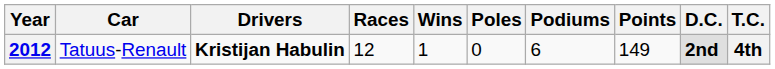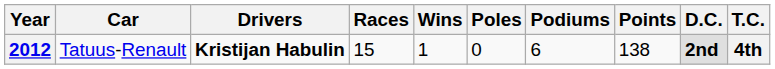(364, 50) 12 -> (364, 50) 15
(634, 50) 149 -> (634, 50) 138
